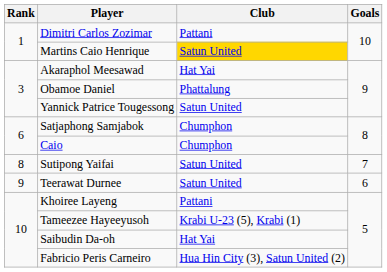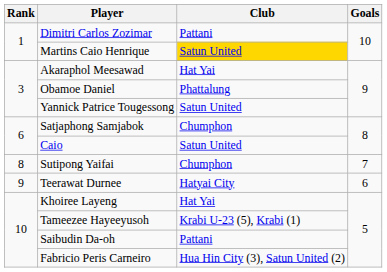(206, 145) Chumphon -> (211, 145) Satun United
(211, 164) Satun United -> (206, 164) Chumphon
(211, 182) Satun United -> (207, 182) Hatyai City
(196, 201) Pattani -> (197, 201) Hat Yai
(197, 239) Hat Yai -> (196, 239) Pattani
